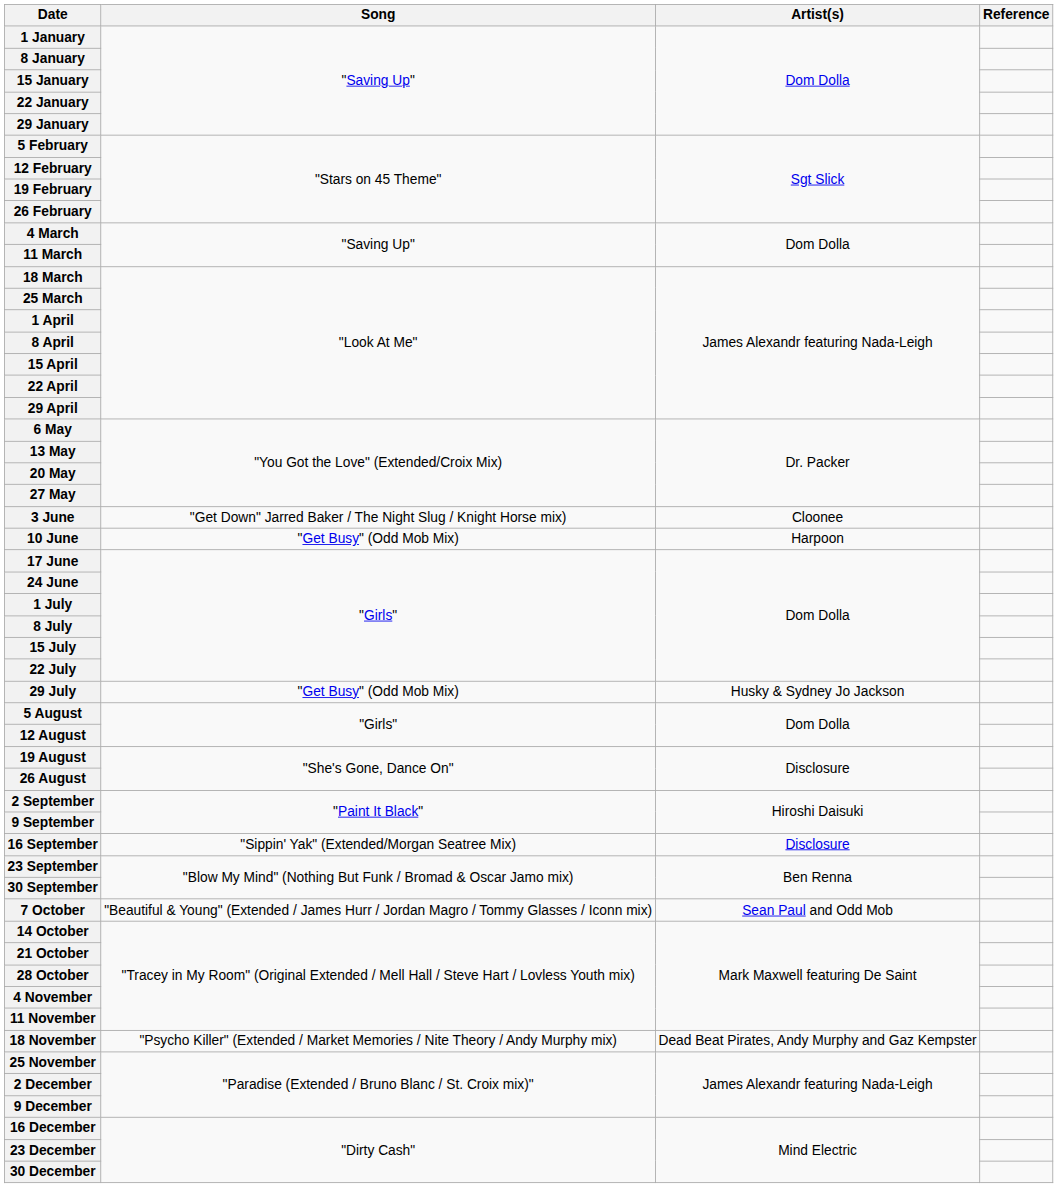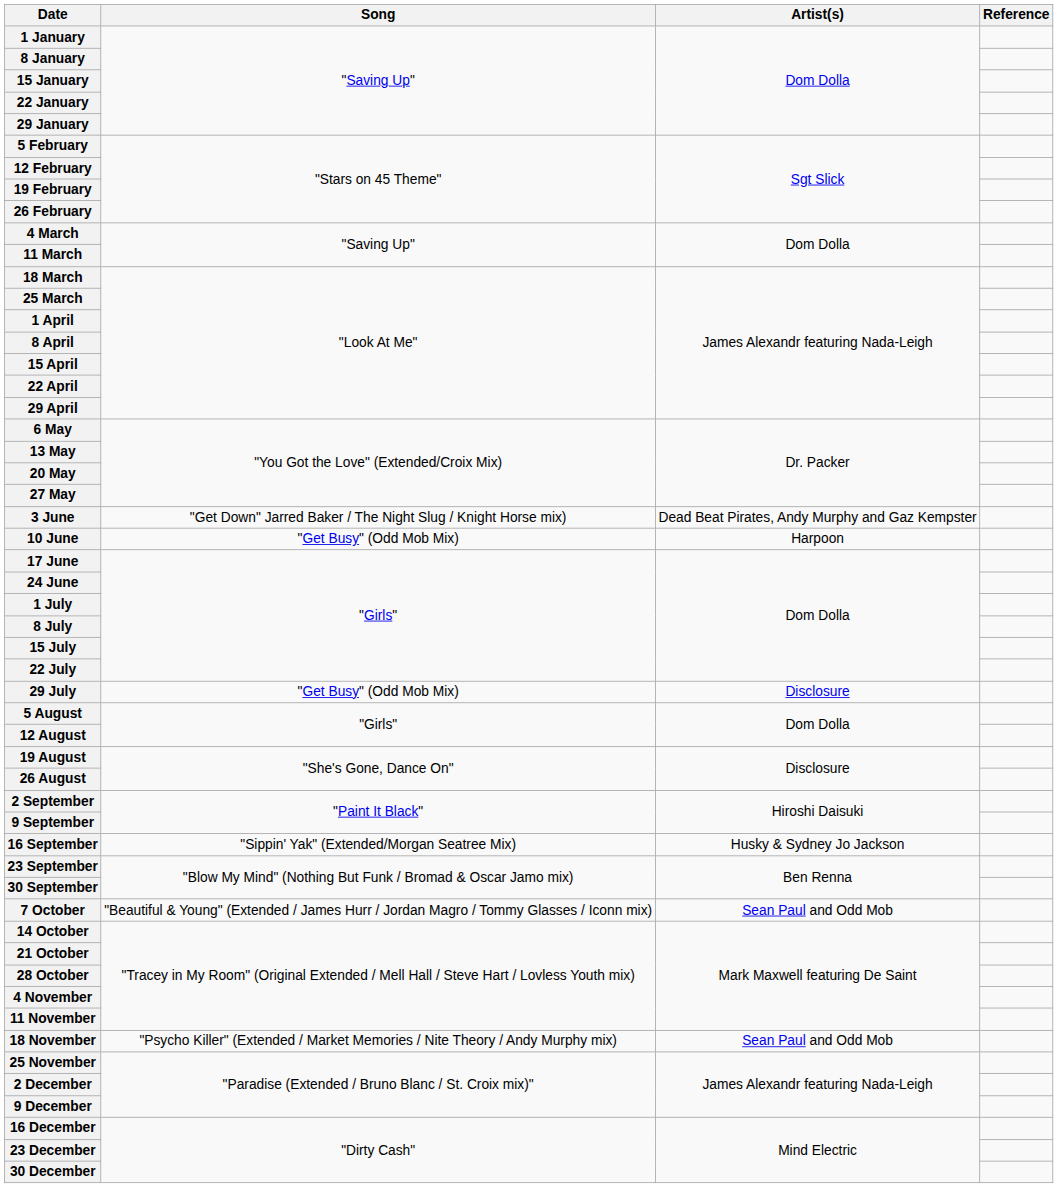(818, 517) Cloonee -> (818, 517) Dead Beat Pirates, Andy Murphy and Gaz Kempster
(818, 691) Husky & Sydney Jo Jackson -> (818, 691) Disclosure
(818, 844) Disclosure -> (818, 844) Husky & Sydney Jo Jackson
(818, 1041) Dead Beat Pirates, Andy Murphy and Gaz Kempster -> (818, 1041) Sean Paul and Odd Mob
